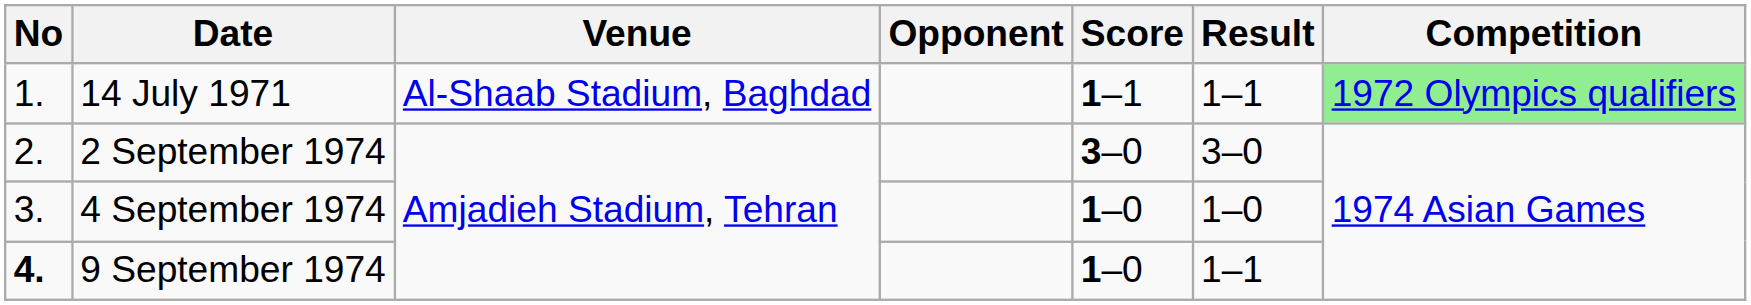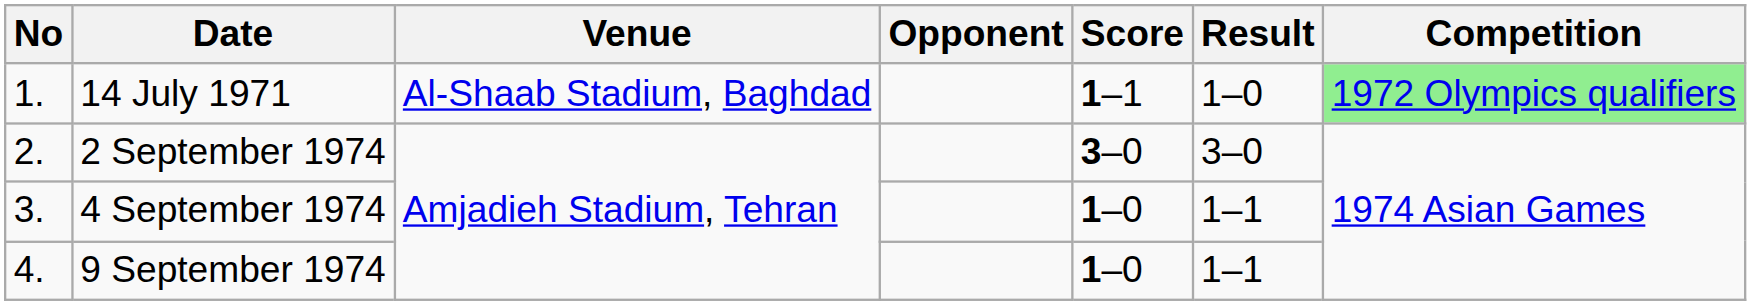(1232, 92) 1–1 -> (1232, 92) 1–0
(1232, 210) 1–0 -> (1232, 210) 1–1
(29, 269) bold -> (29, 269) normal
